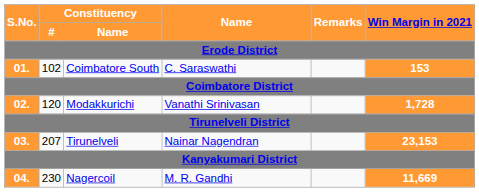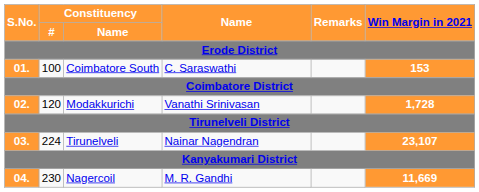(51, 68) 102 -> (51, 68) 100
(51, 141) 207 -> (51, 141) 224
(420, 141) 23,153 -> (420, 141) 23,107
